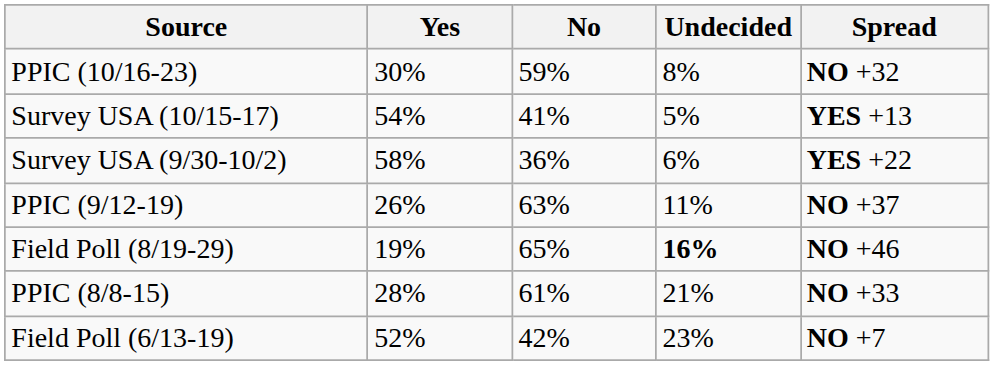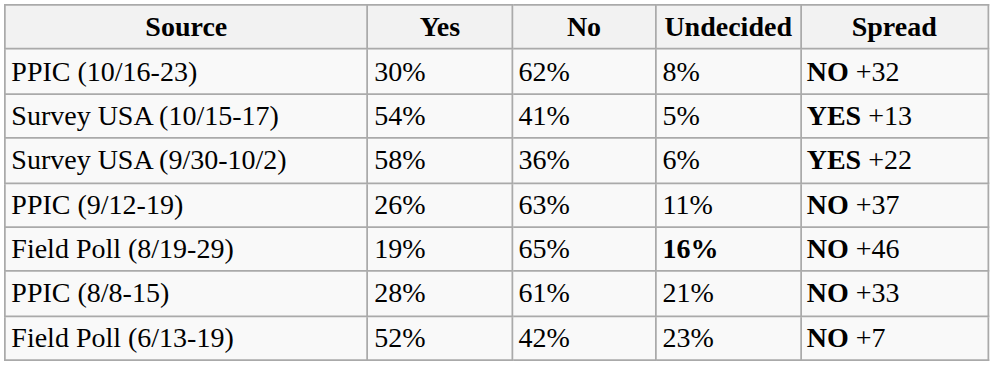(544, 71) 59% -> (544, 71) 62%
